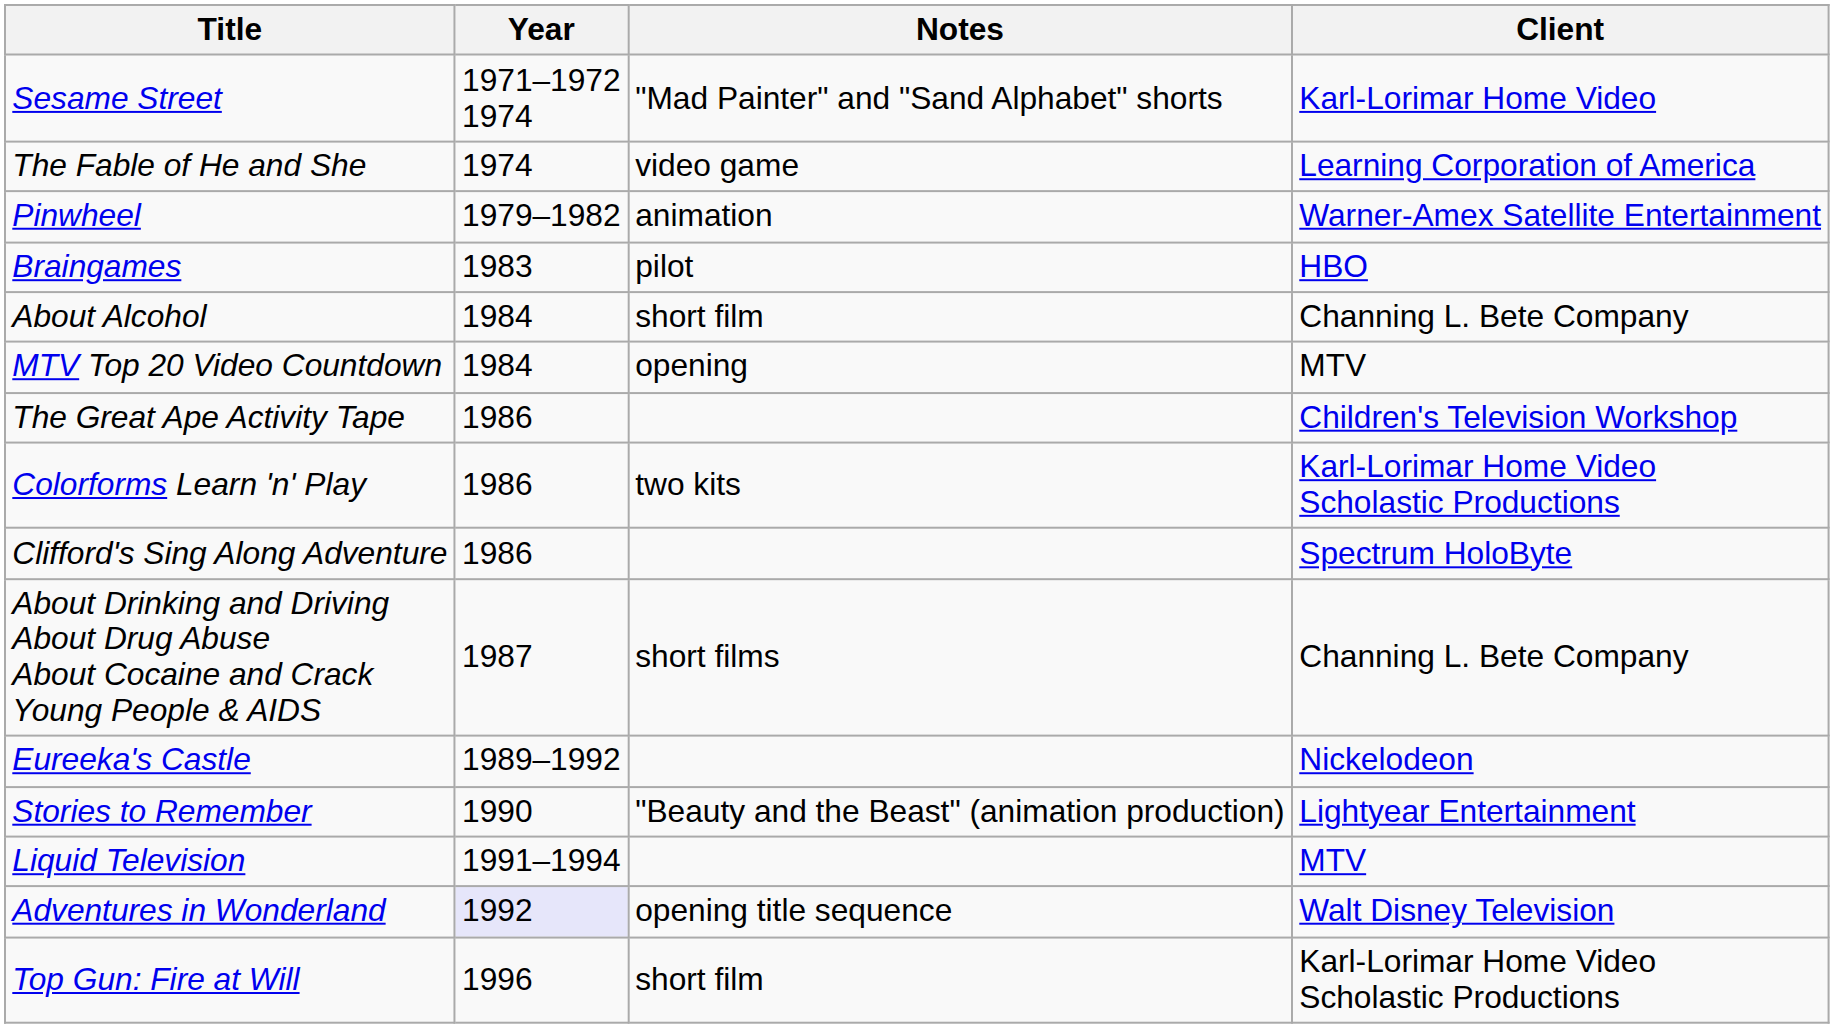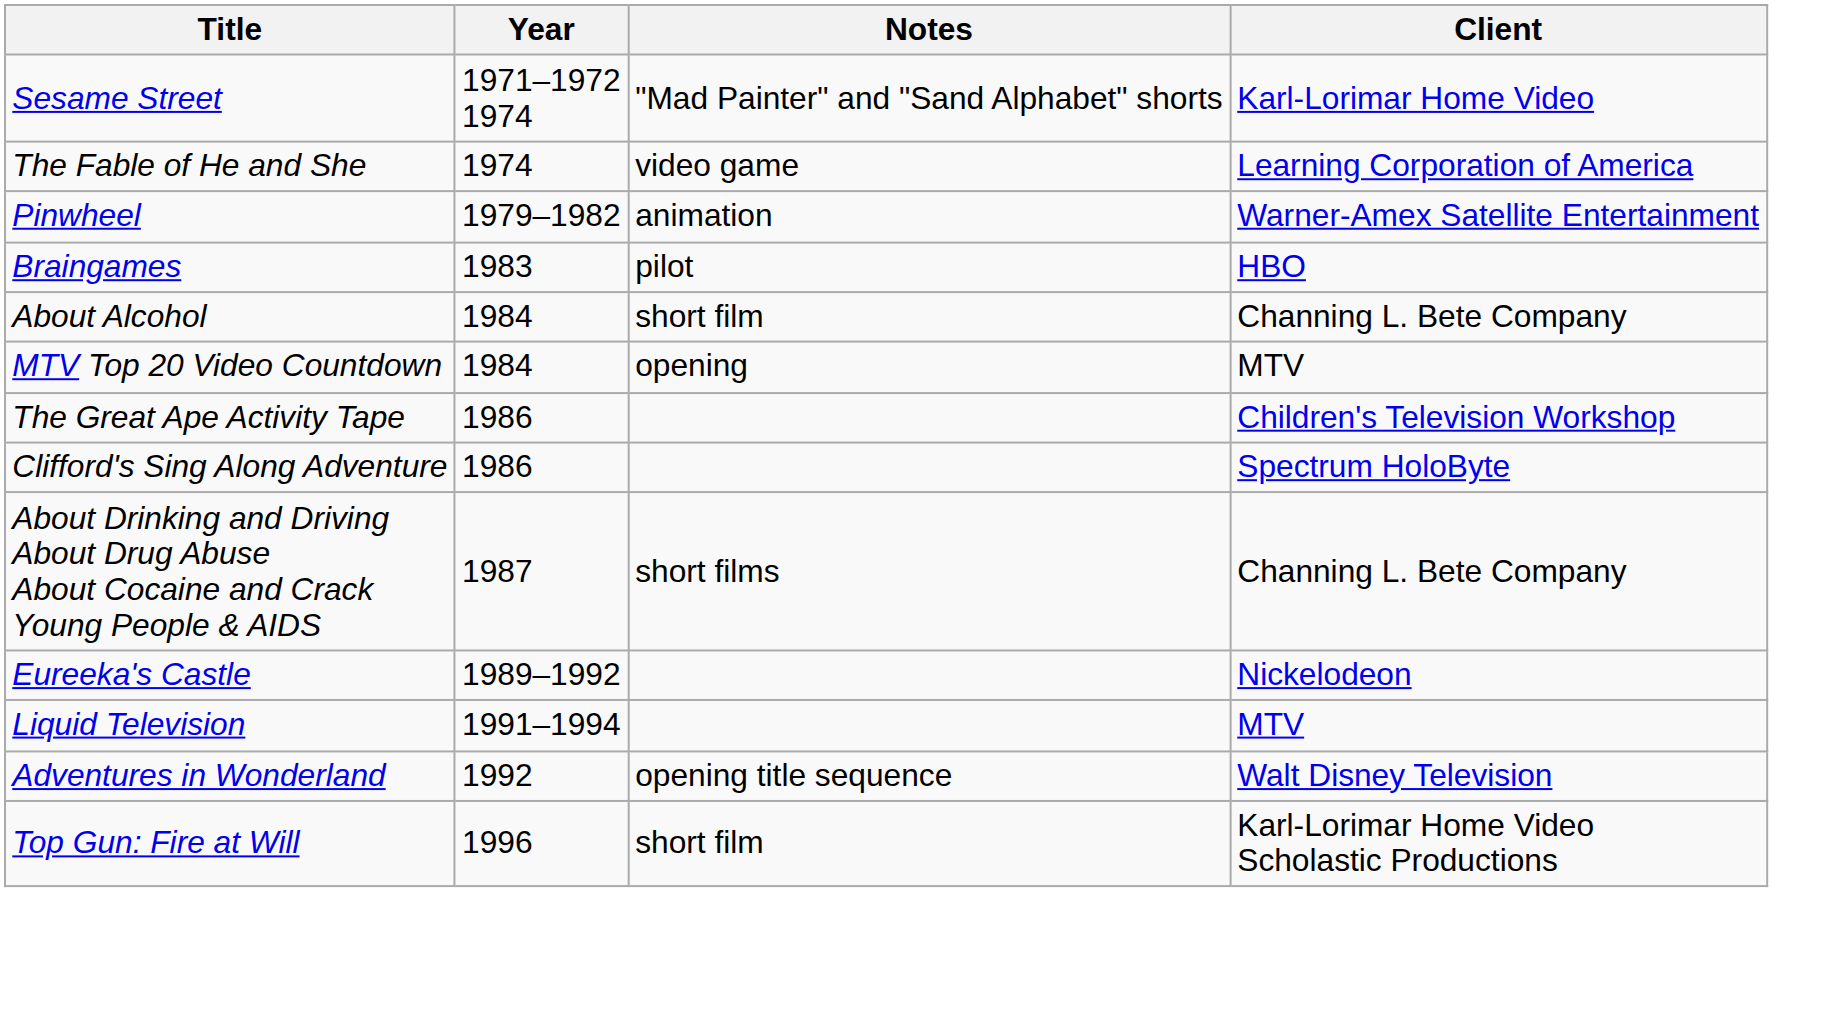- row: (189, 485)
- row: (162, 810)
(497, 911) lavender background -> (497, 775) no background
